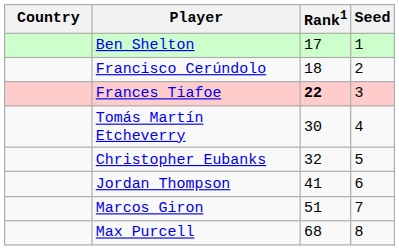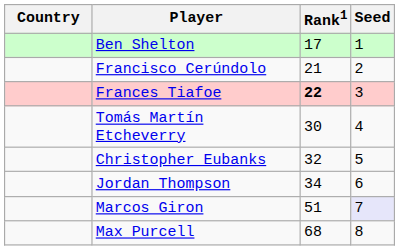(313, 69) 18 -> (313, 69) 21
(313, 184) 41 -> (313, 184) 34
(359, 208) no background -> (359, 208) lavender background
